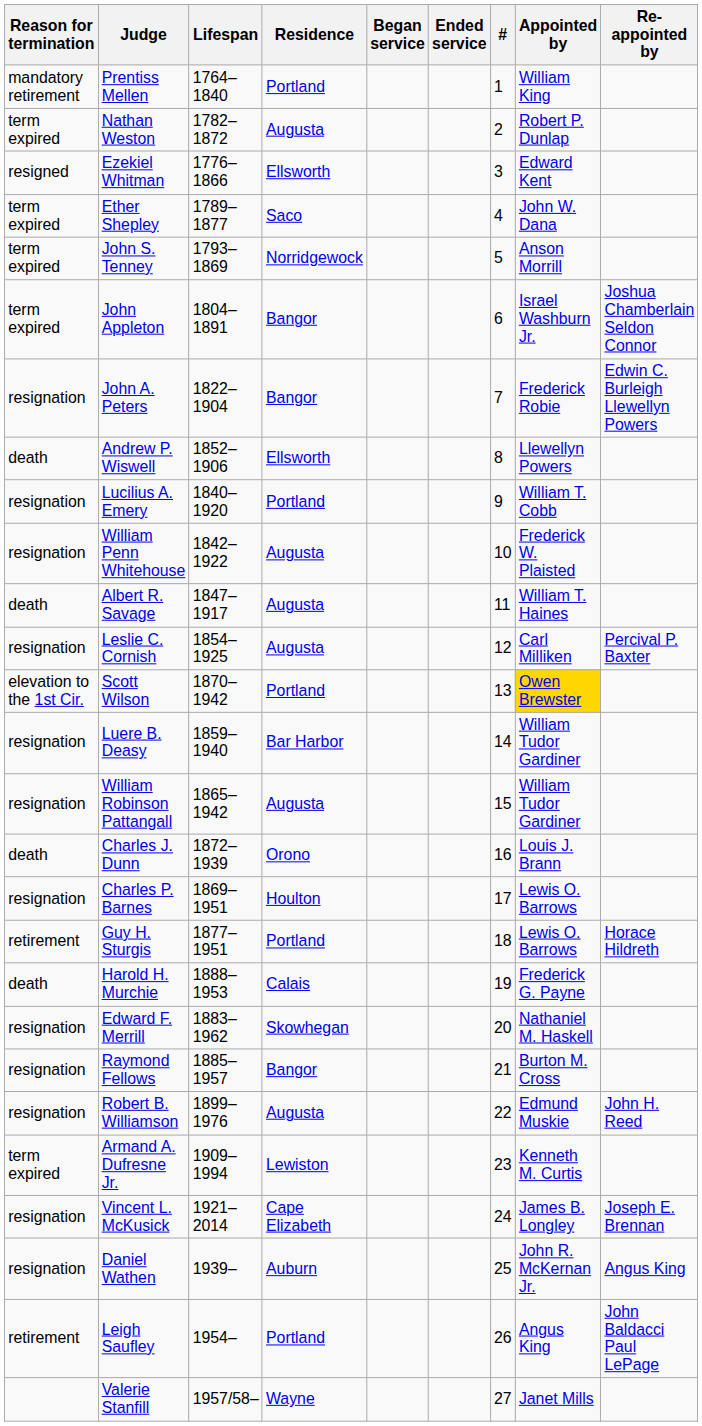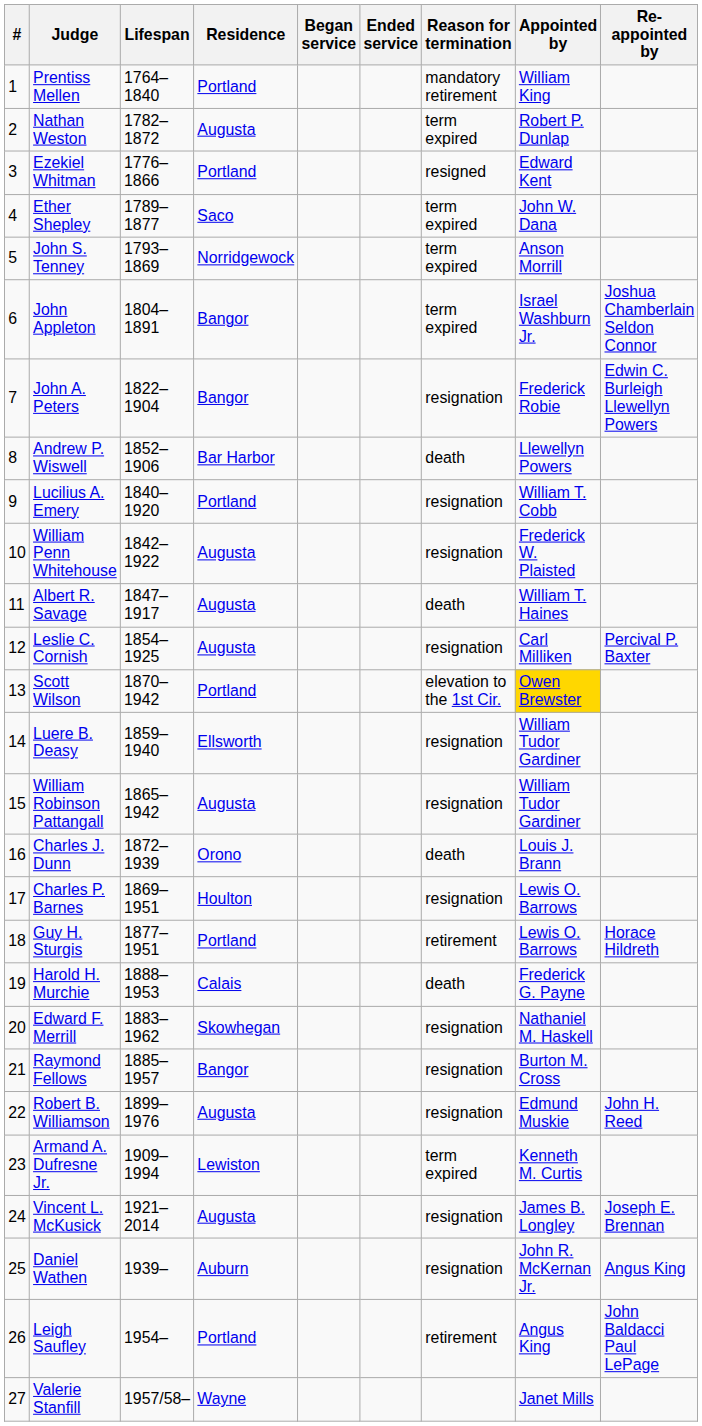columns swapped: (503, 34) <-> (51, 34)
(298, 172) Ellsworth -> (227, 172) Portland
(298, 458) Ellsworth -> (236, 458) Bar Harbor
(305, 742) Bar Harbor -> (230, 742) Ellsworth
(299, 1216) Cape Elizabeth -> (226, 1216) Augusta
